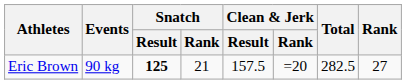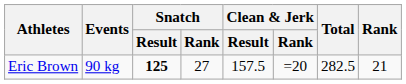(202, 67) 21 -> (202, 67) 27
(380, 67) 27 -> (380, 67) 21
